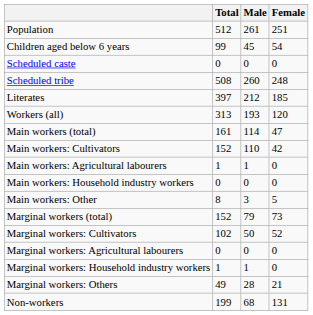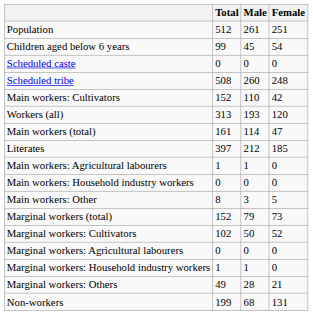rows swapped: (26, 98) <-> (63, 149)
